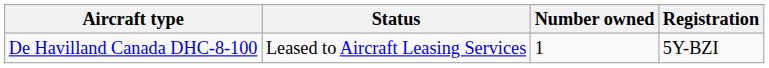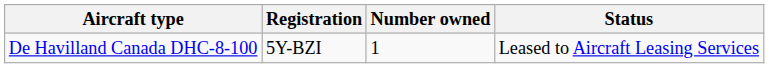columns swapped: (711, 18) <-> (396, 18)
